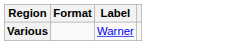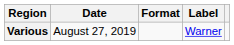+ column: (95, 13)
